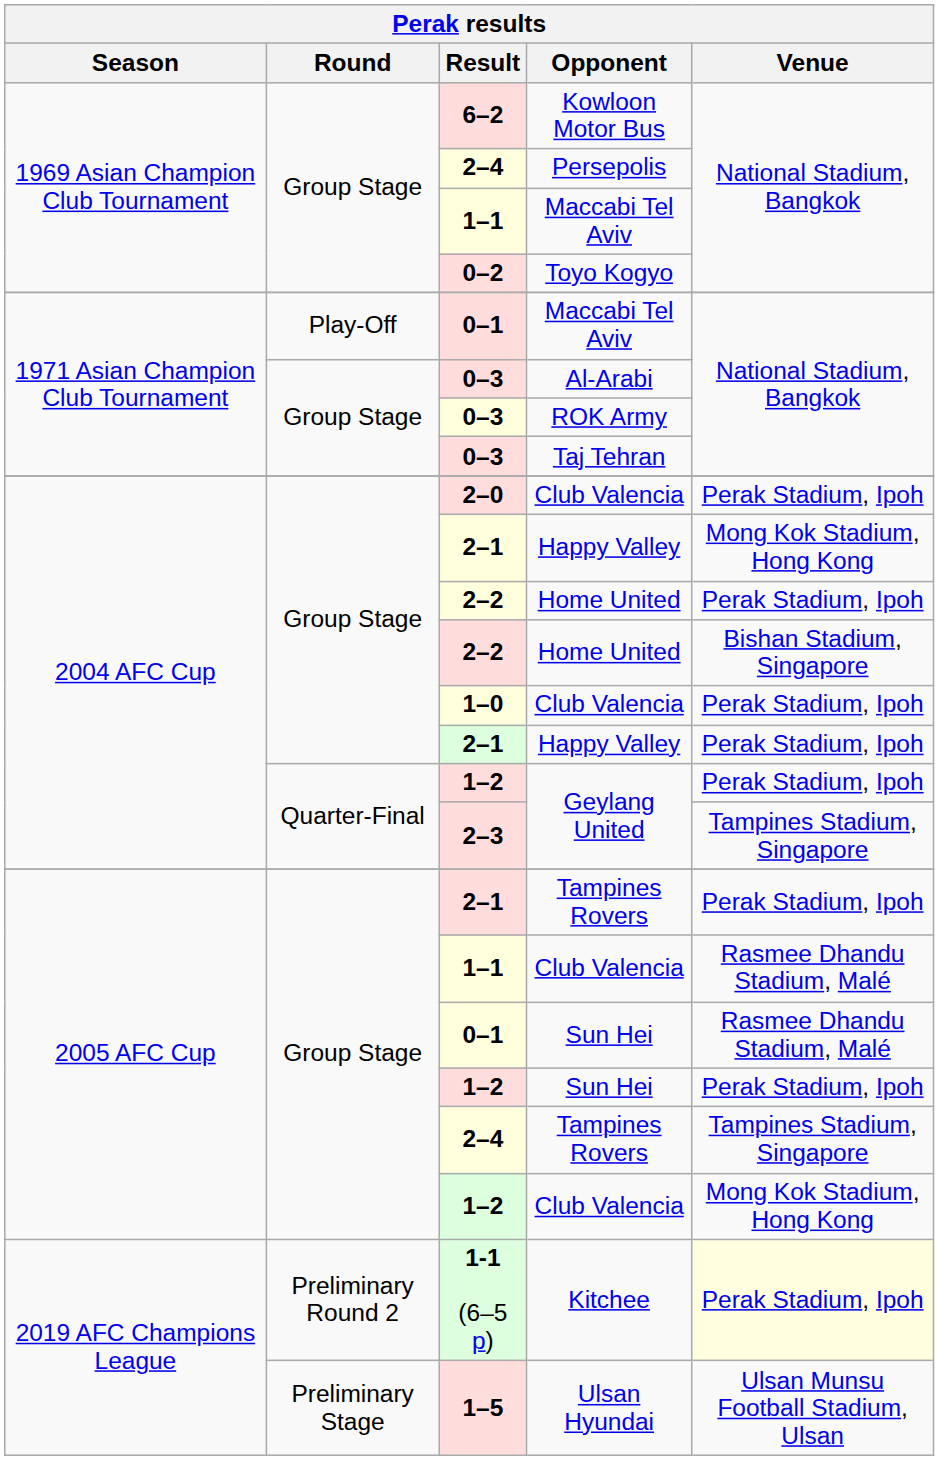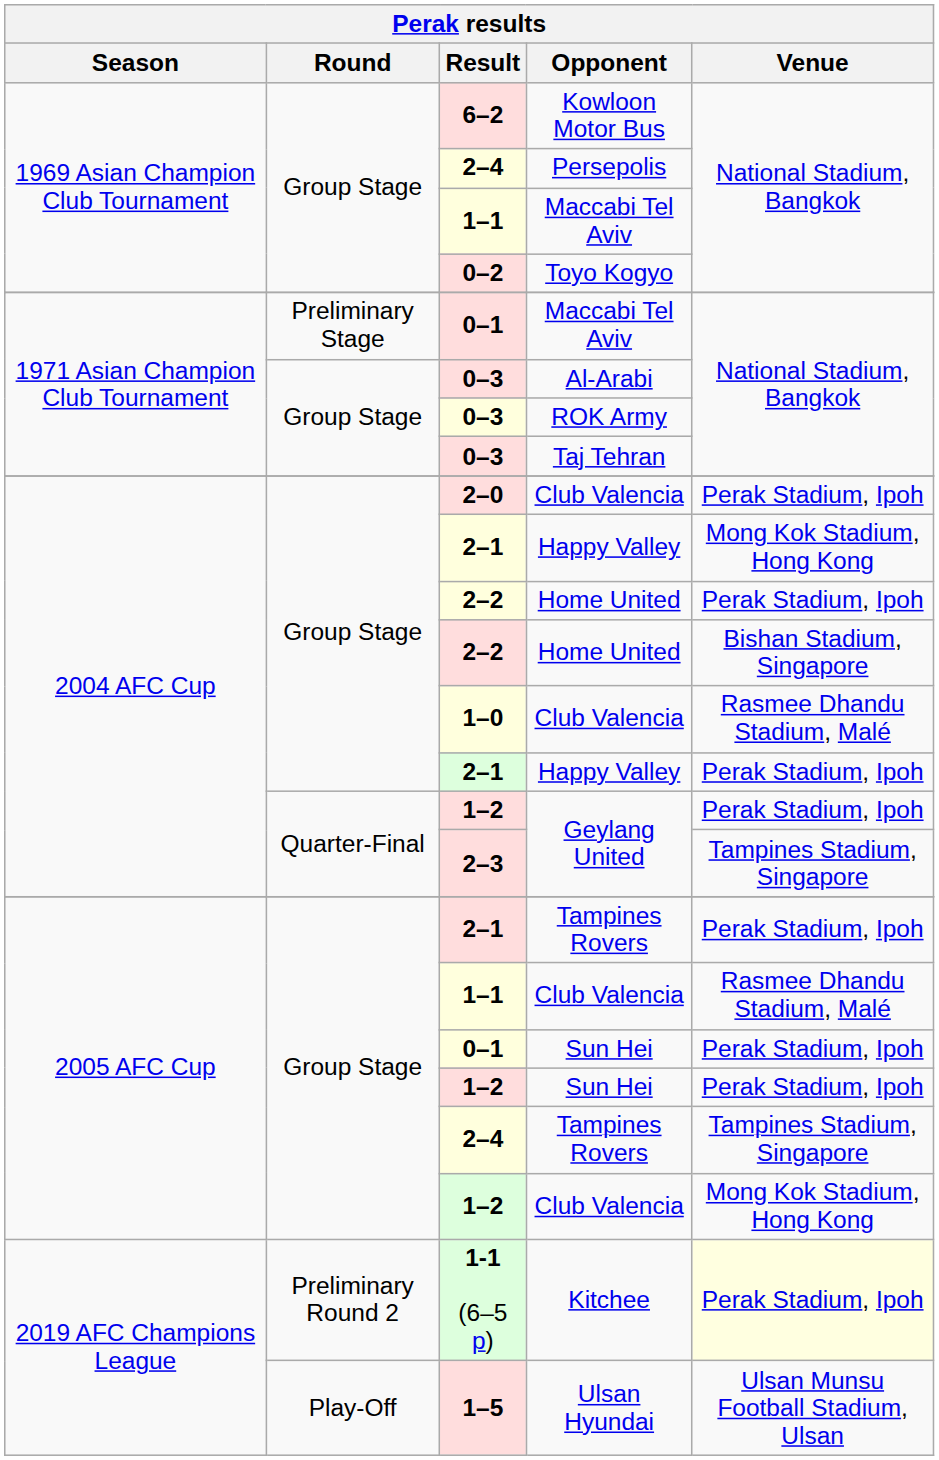(353, 325) Play-Off -> (353, 325) Preliminary Stage
(813, 705) Perak Stadium, Ipoh -> (813, 718) Rasmee Dhandu Stadium, Malé
(813, 1034) Rasmee Dhandu Stadium, Malé -> (813, 1048) Perak Stadium, Ipoh
(353, 1407) Preliminary Stage -> (353, 1407) Play-Off
